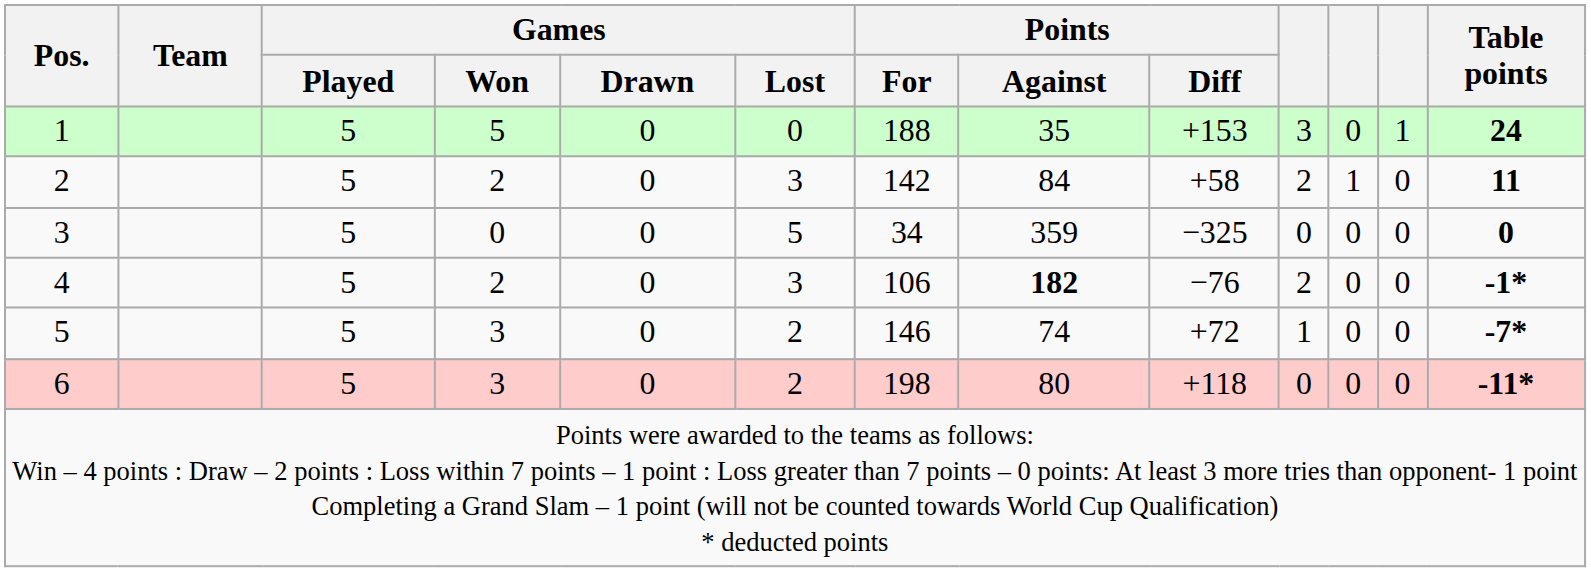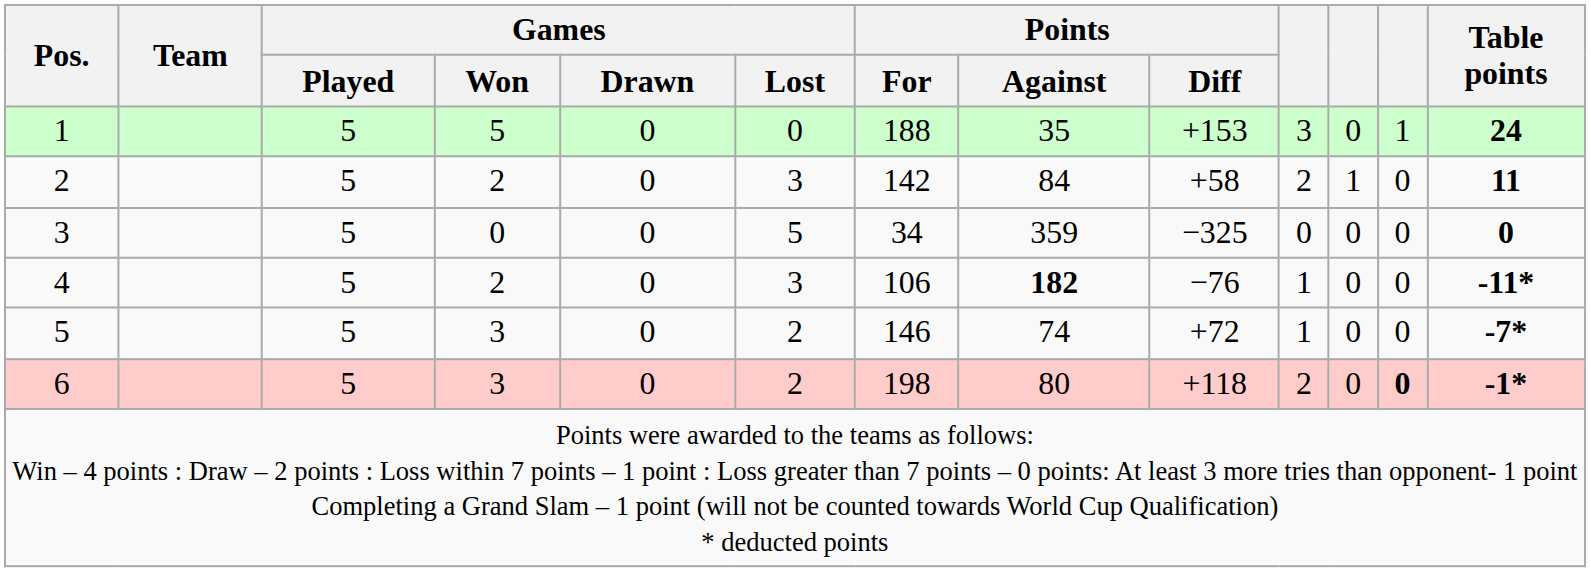(1304, 282) 2 -> (1304, 282) 1
(1506, 282) -1* -> (1506, 282) -11*
(1304, 383) 0 -> (1304, 383) 2
(1403, 383) normal -> (1403, 383) bold
(1506, 383) -11* -> (1506, 383) -1*
